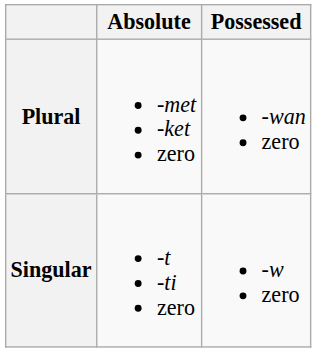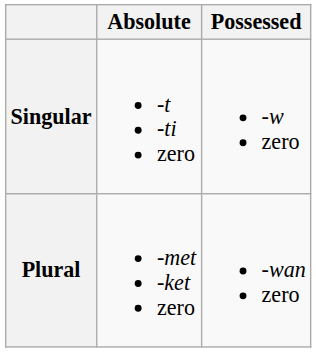rows swapped: (51, 270) <-> (51, 116)
